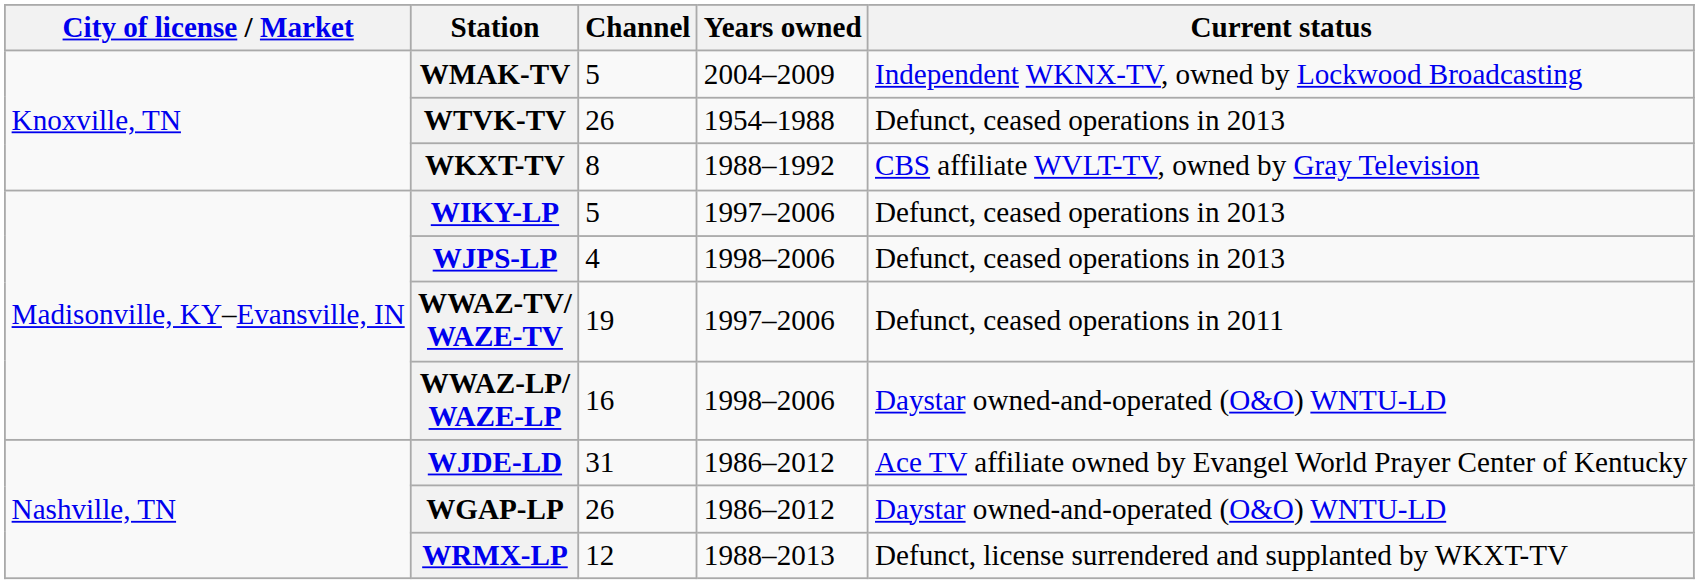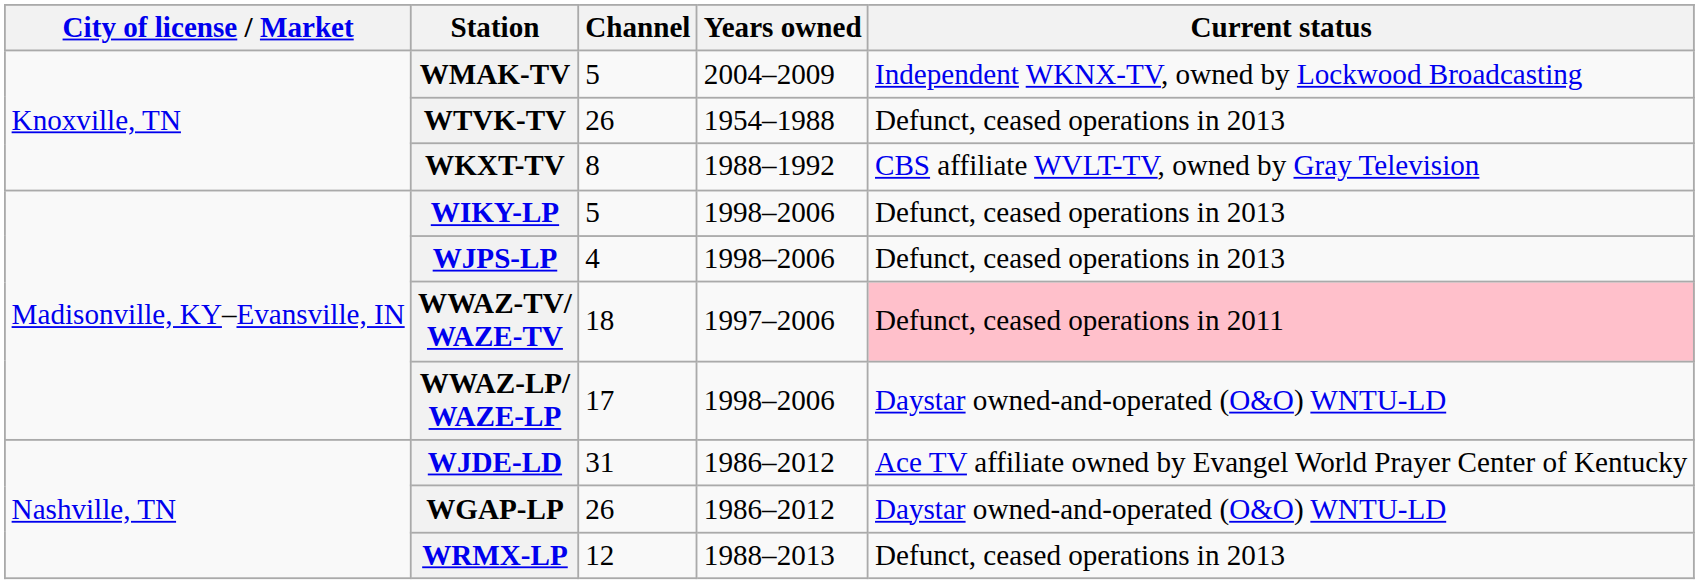(769, 212) 1997–2006 -> (769, 212) 1998–2006
(600, 321) 19 -> (600, 321) 18
(1079, 321) no background -> (1079, 321) pink background
(600, 400) 16 -> (600, 400) 17
(1222, 554) Defunct, license surrendered and supplanted by WKXT-TV -> (1080, 554) Defunct, ceased operations in 2013
